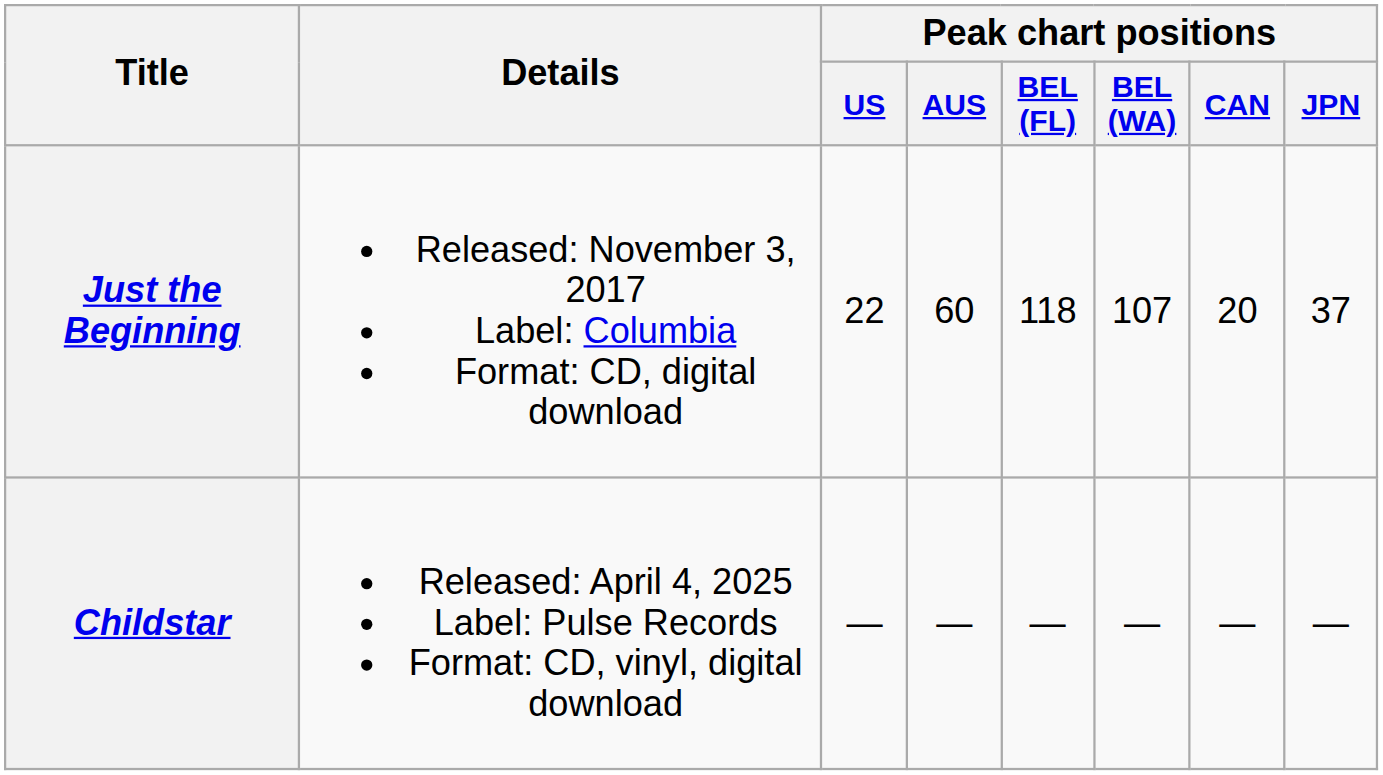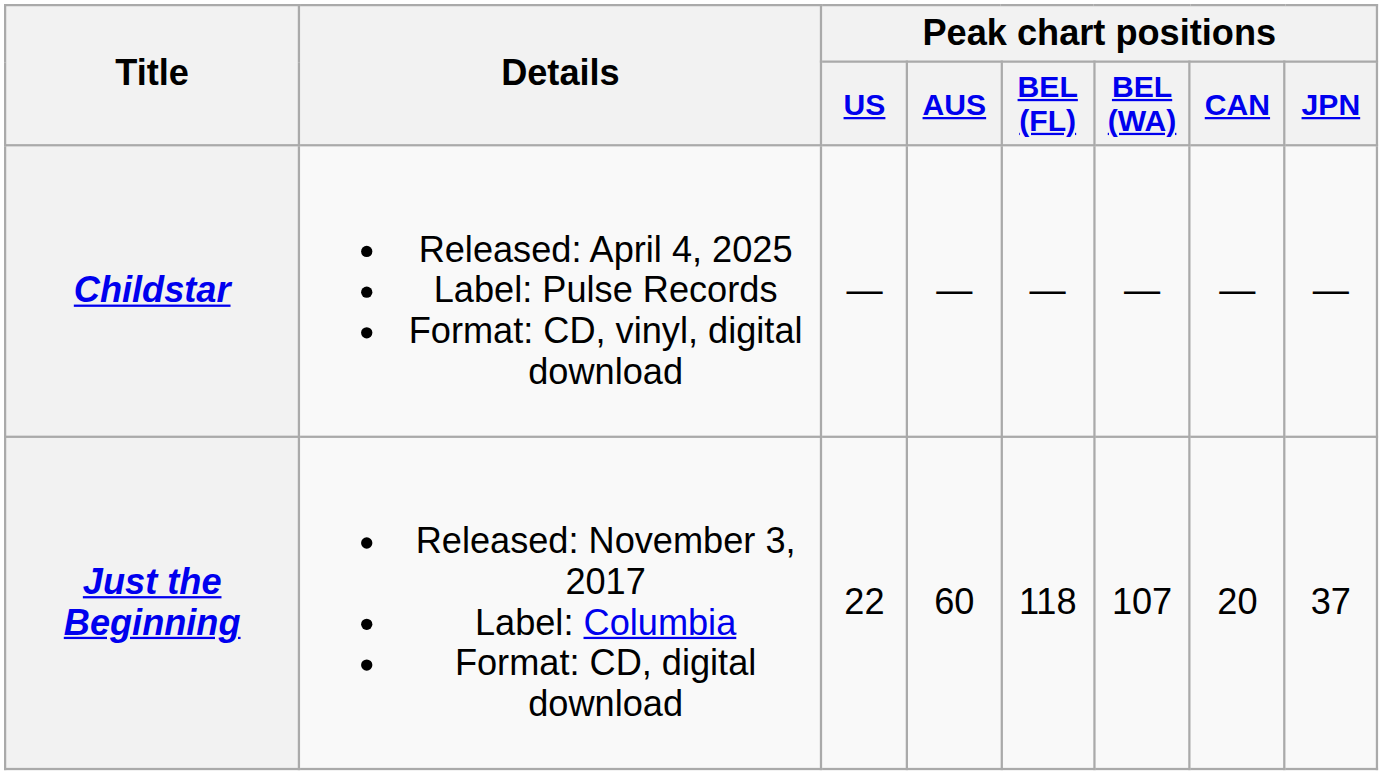rows swapped: (152, 310) <-> (152, 623)
